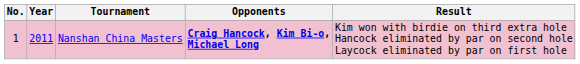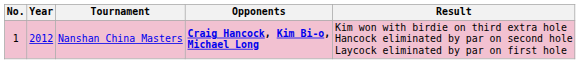(41, 40) 2011 -> (41, 40) 2012
